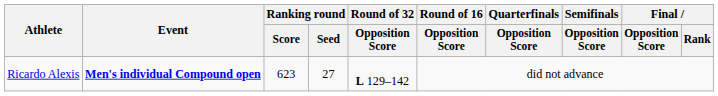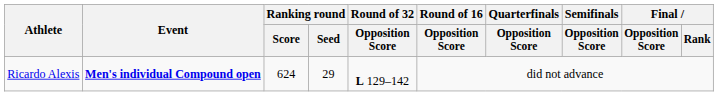(286, 74) 623 -> (286, 74) 624
(328, 74) 27 -> (328, 74) 29
